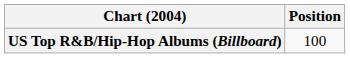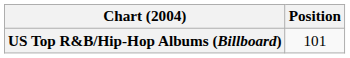(315, 40) 100 -> (315, 40) 101
